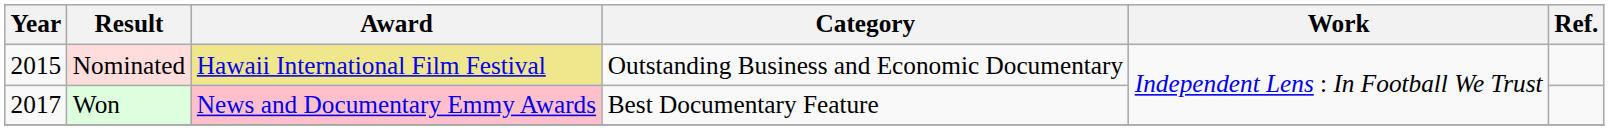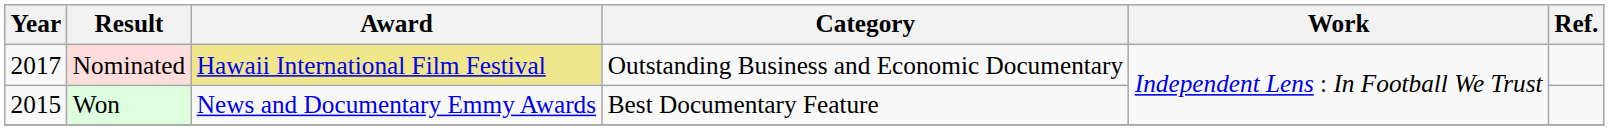(36, 64) 2015 -> (36, 64) 2017
(36, 104) 2017 -> (36, 104) 2015
(396, 104) pink background -> (396, 104) no background
